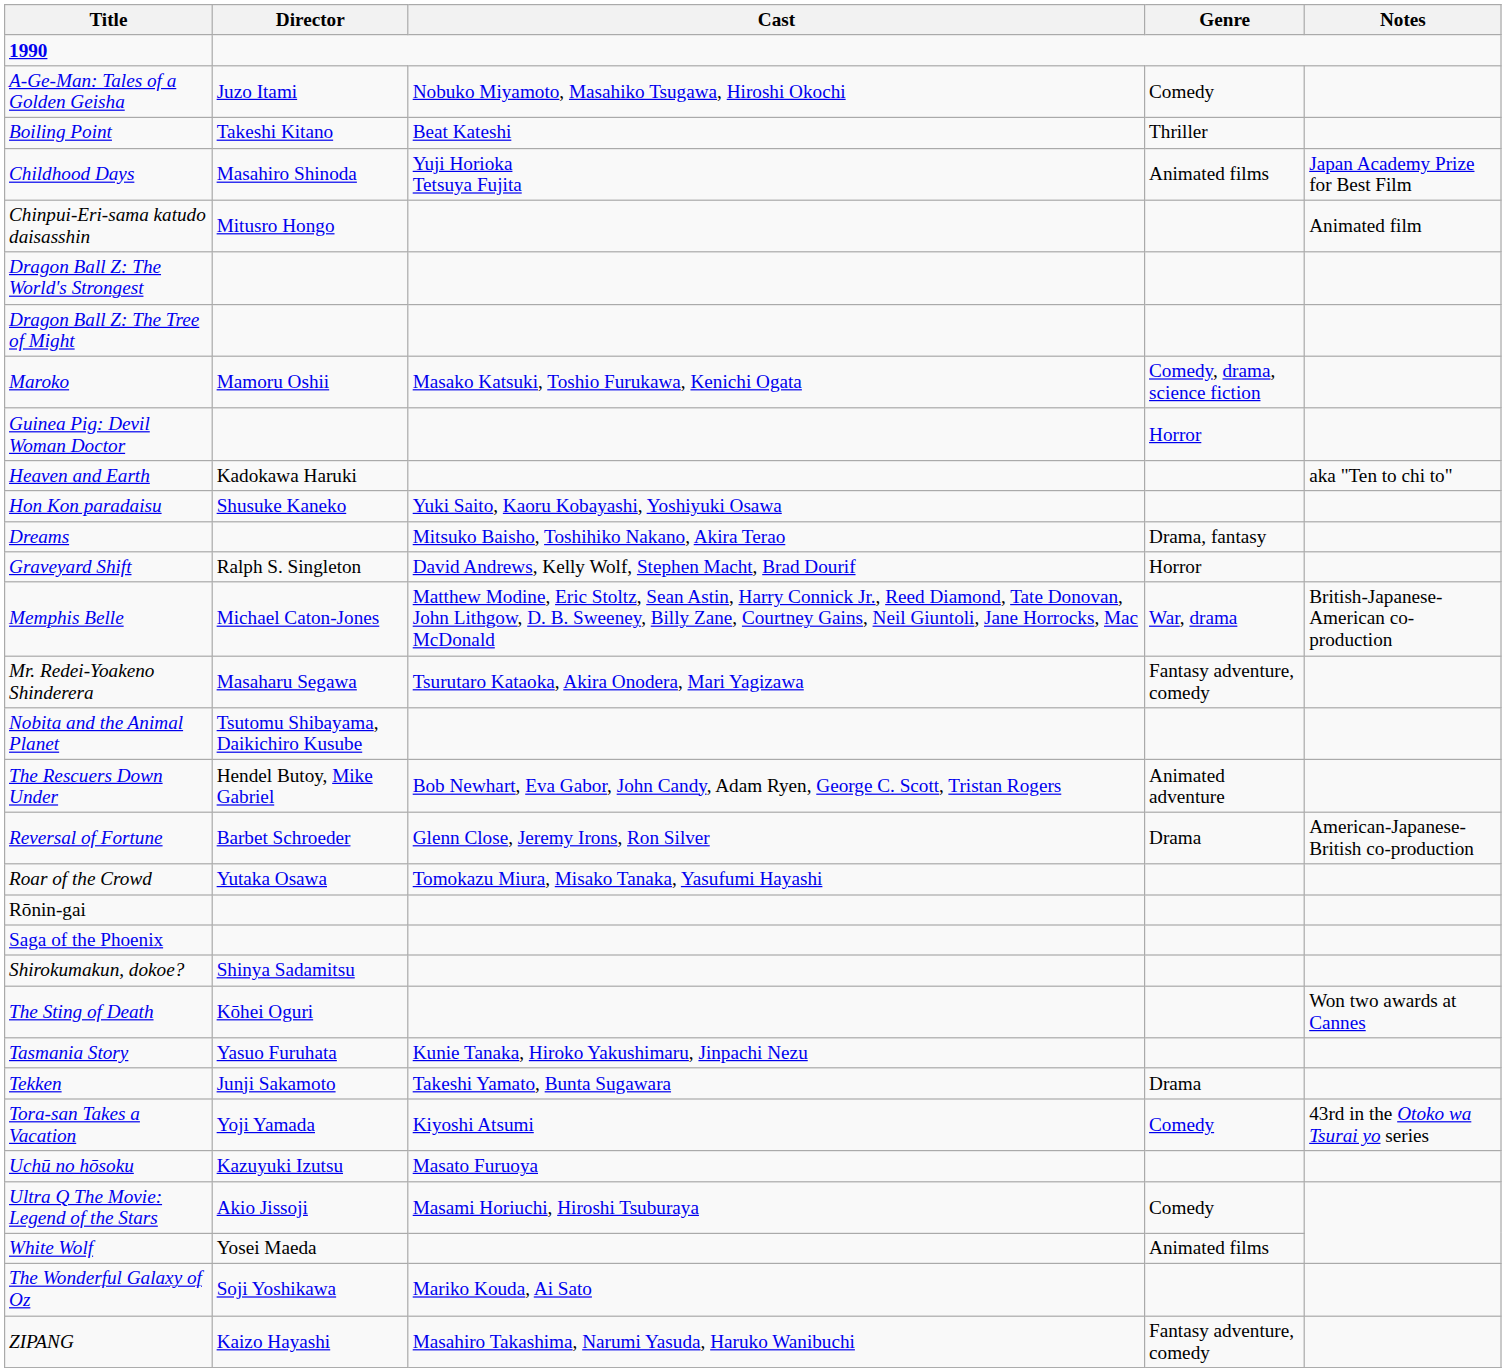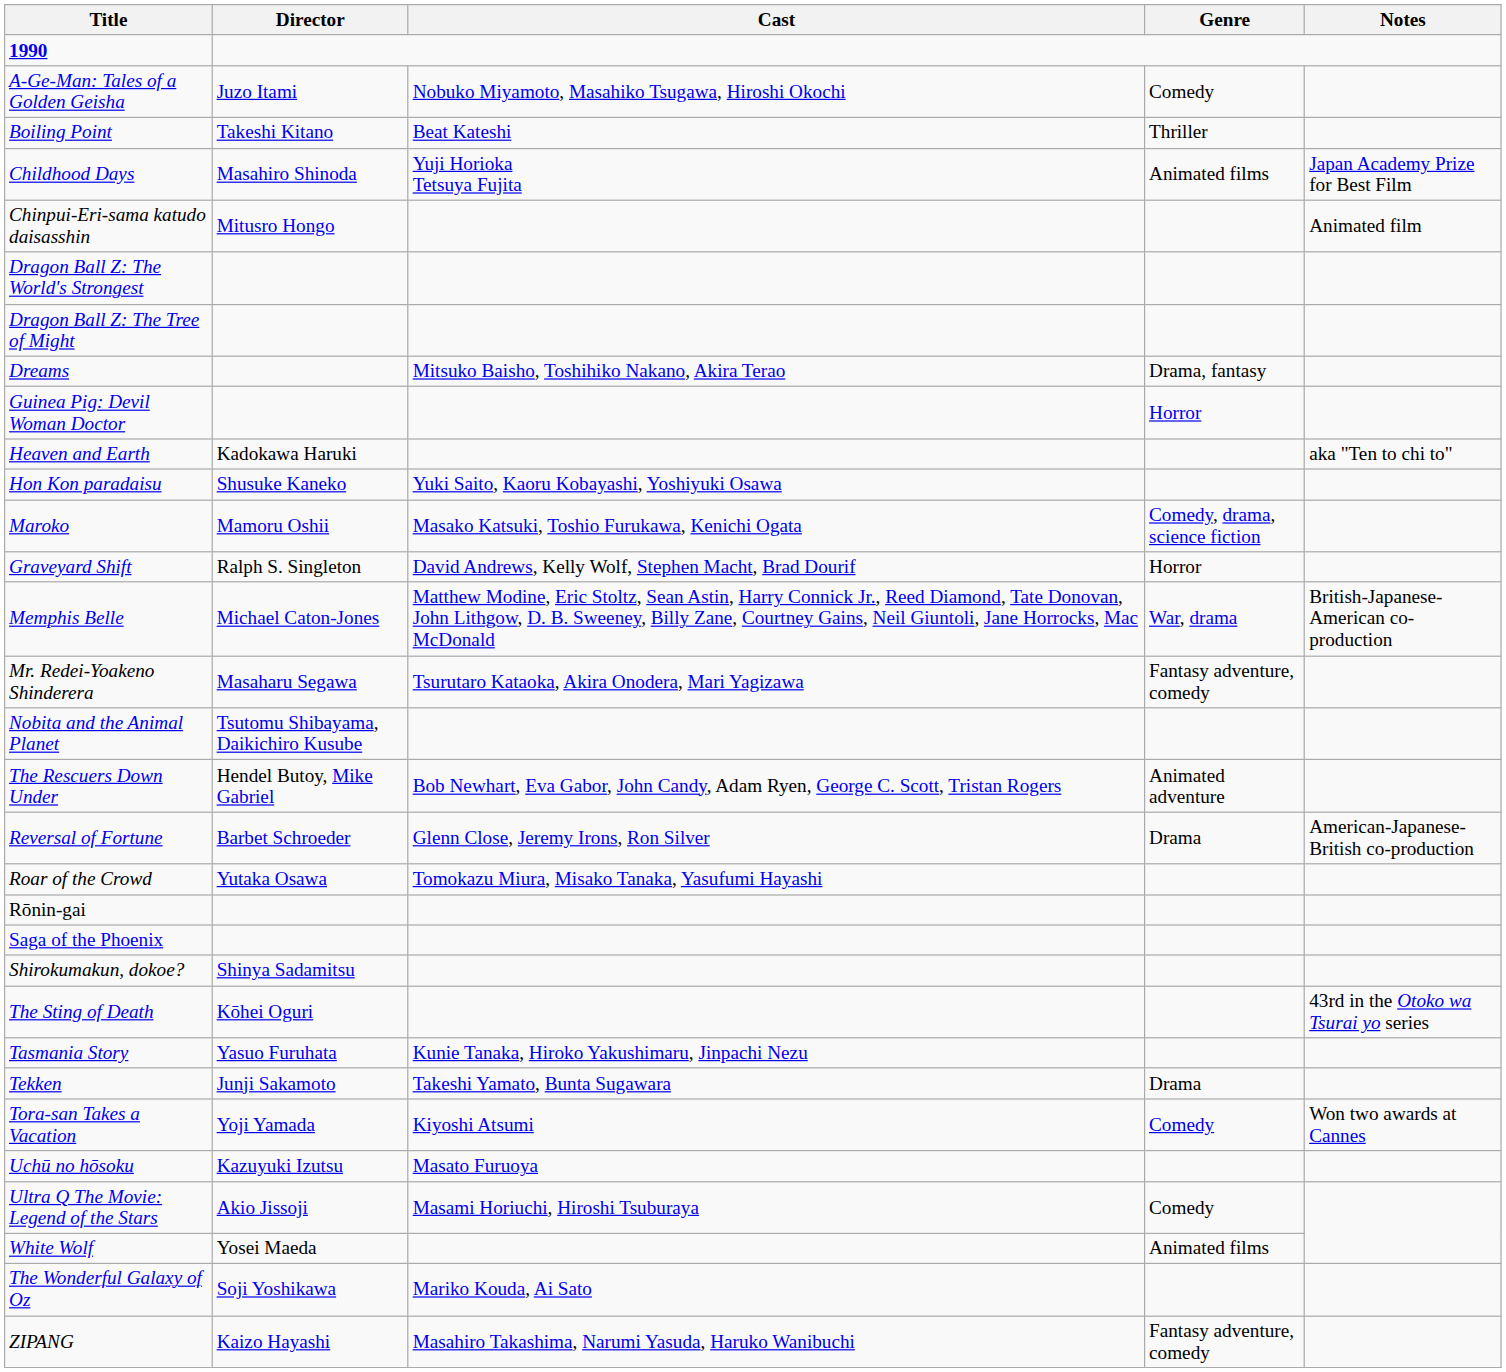rows swapped: (39, 536) <-> (39, 382)
(1383, 1011) Won two awards at Cannes -> (1390, 1011) 43rd in the Otoko wa Tsurai yo series
(1390, 1124) 43rd in the Otoko wa Tsurai yo series -> (1383, 1124) Won two awards at Cannes
